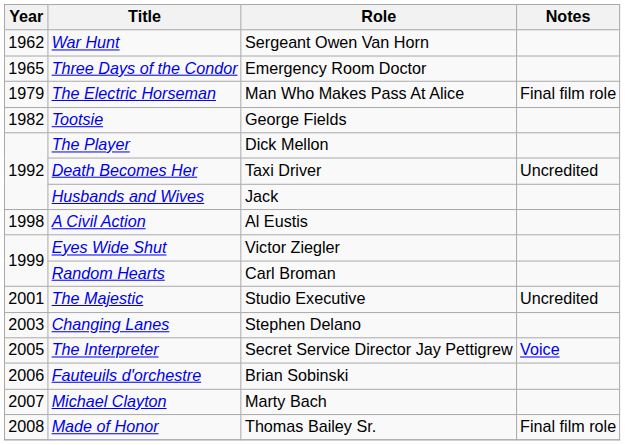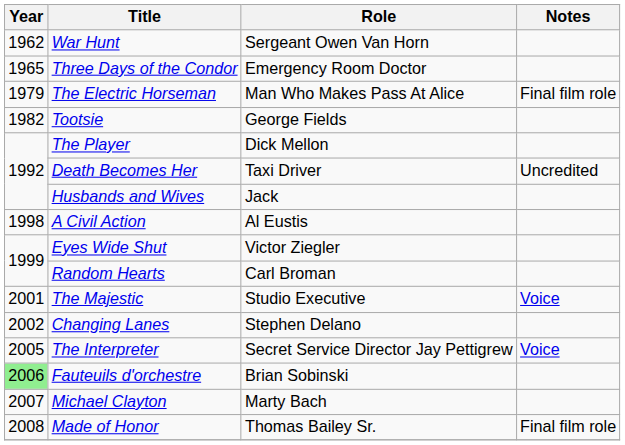(559, 299) Uncredited -> (540, 299) Voice
(26, 324) 2003 -> (26, 324) 2002
(26, 376) no background -> (26, 376) lightgreen background
